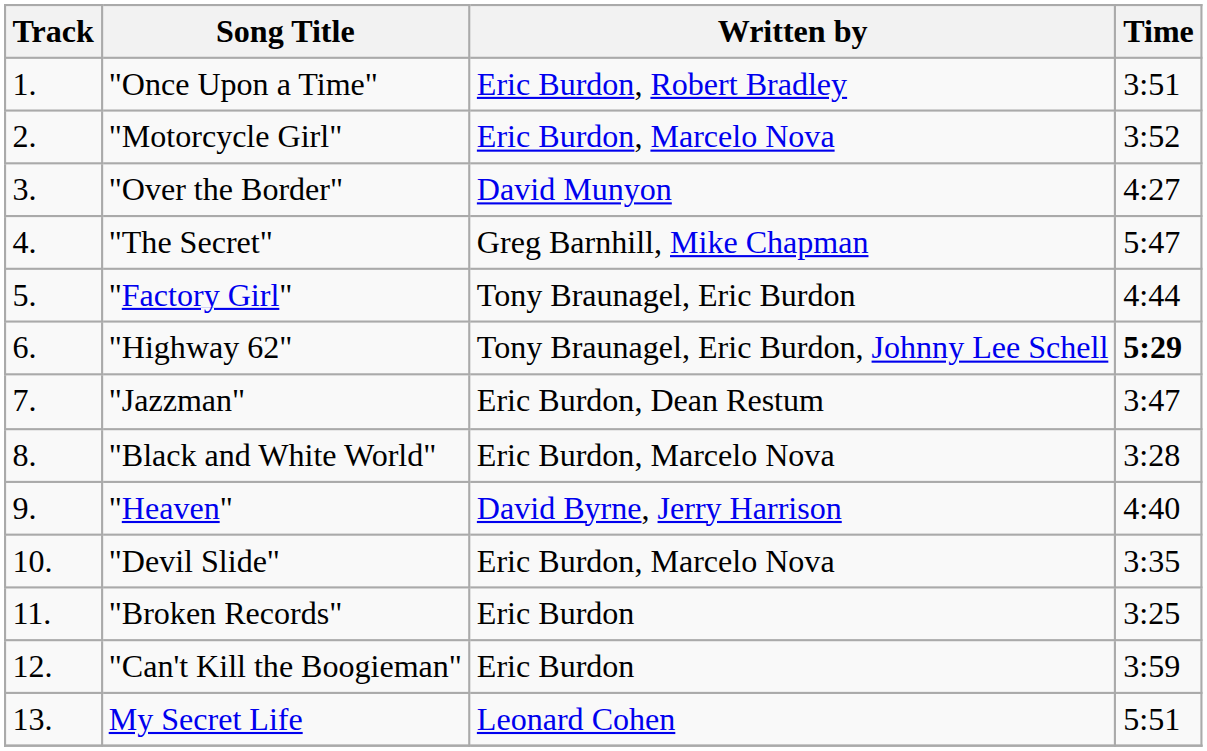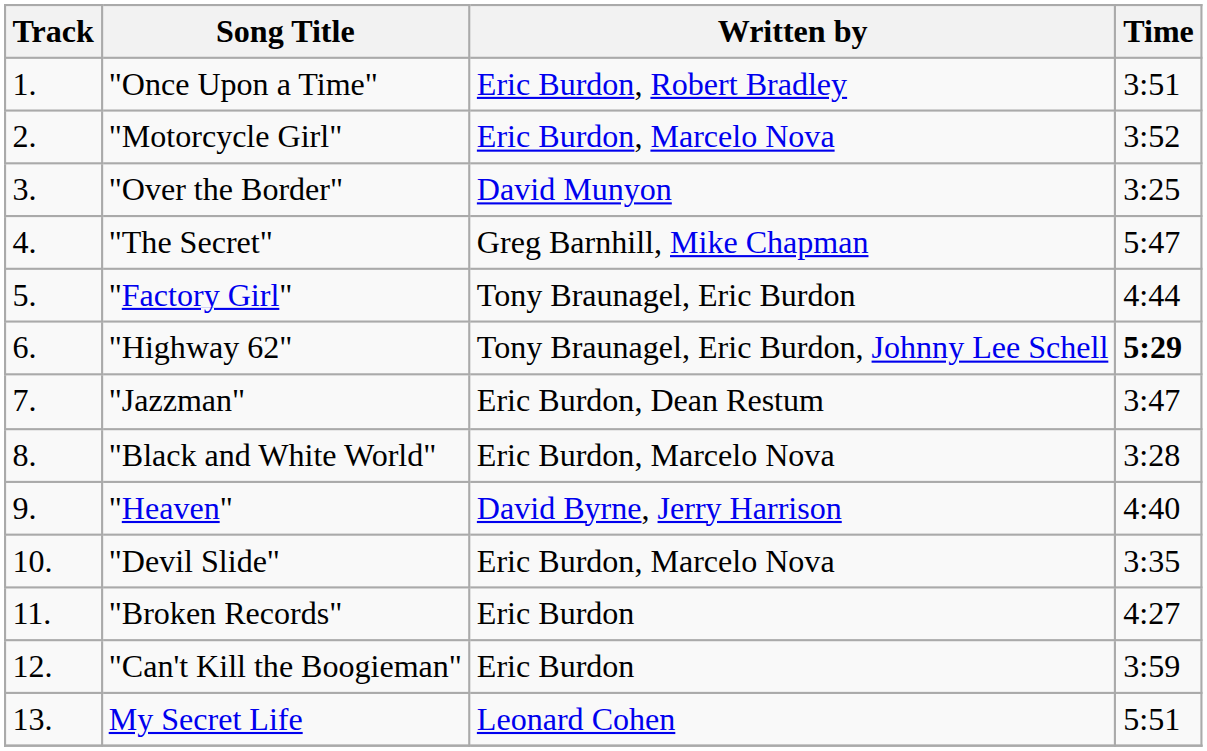(1152, 189) 4:27 -> (1152, 189) 3:25
(1152, 612) 3:25 -> (1152, 612) 4:27
